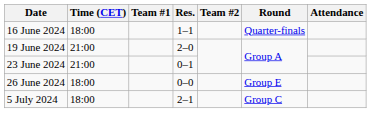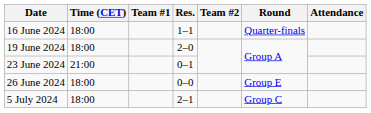(82, 47) 21:00 -> (82, 47) 18:00
